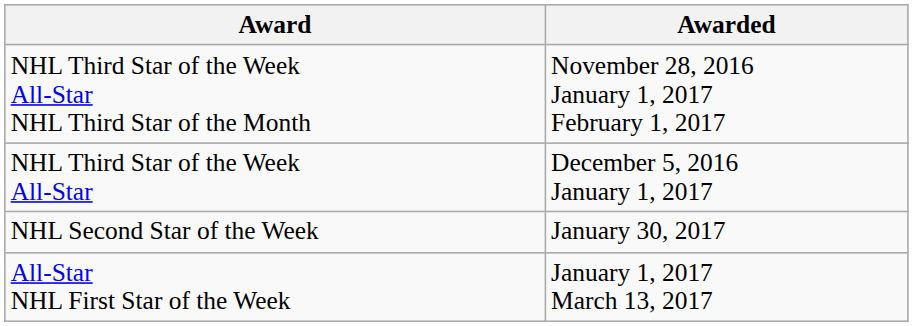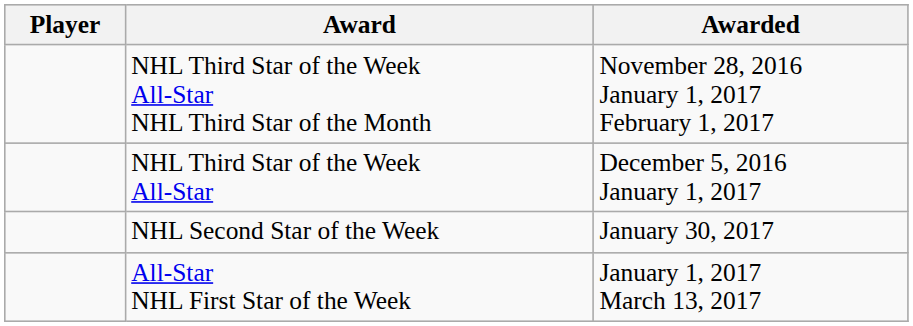+ column: (65, 24)
